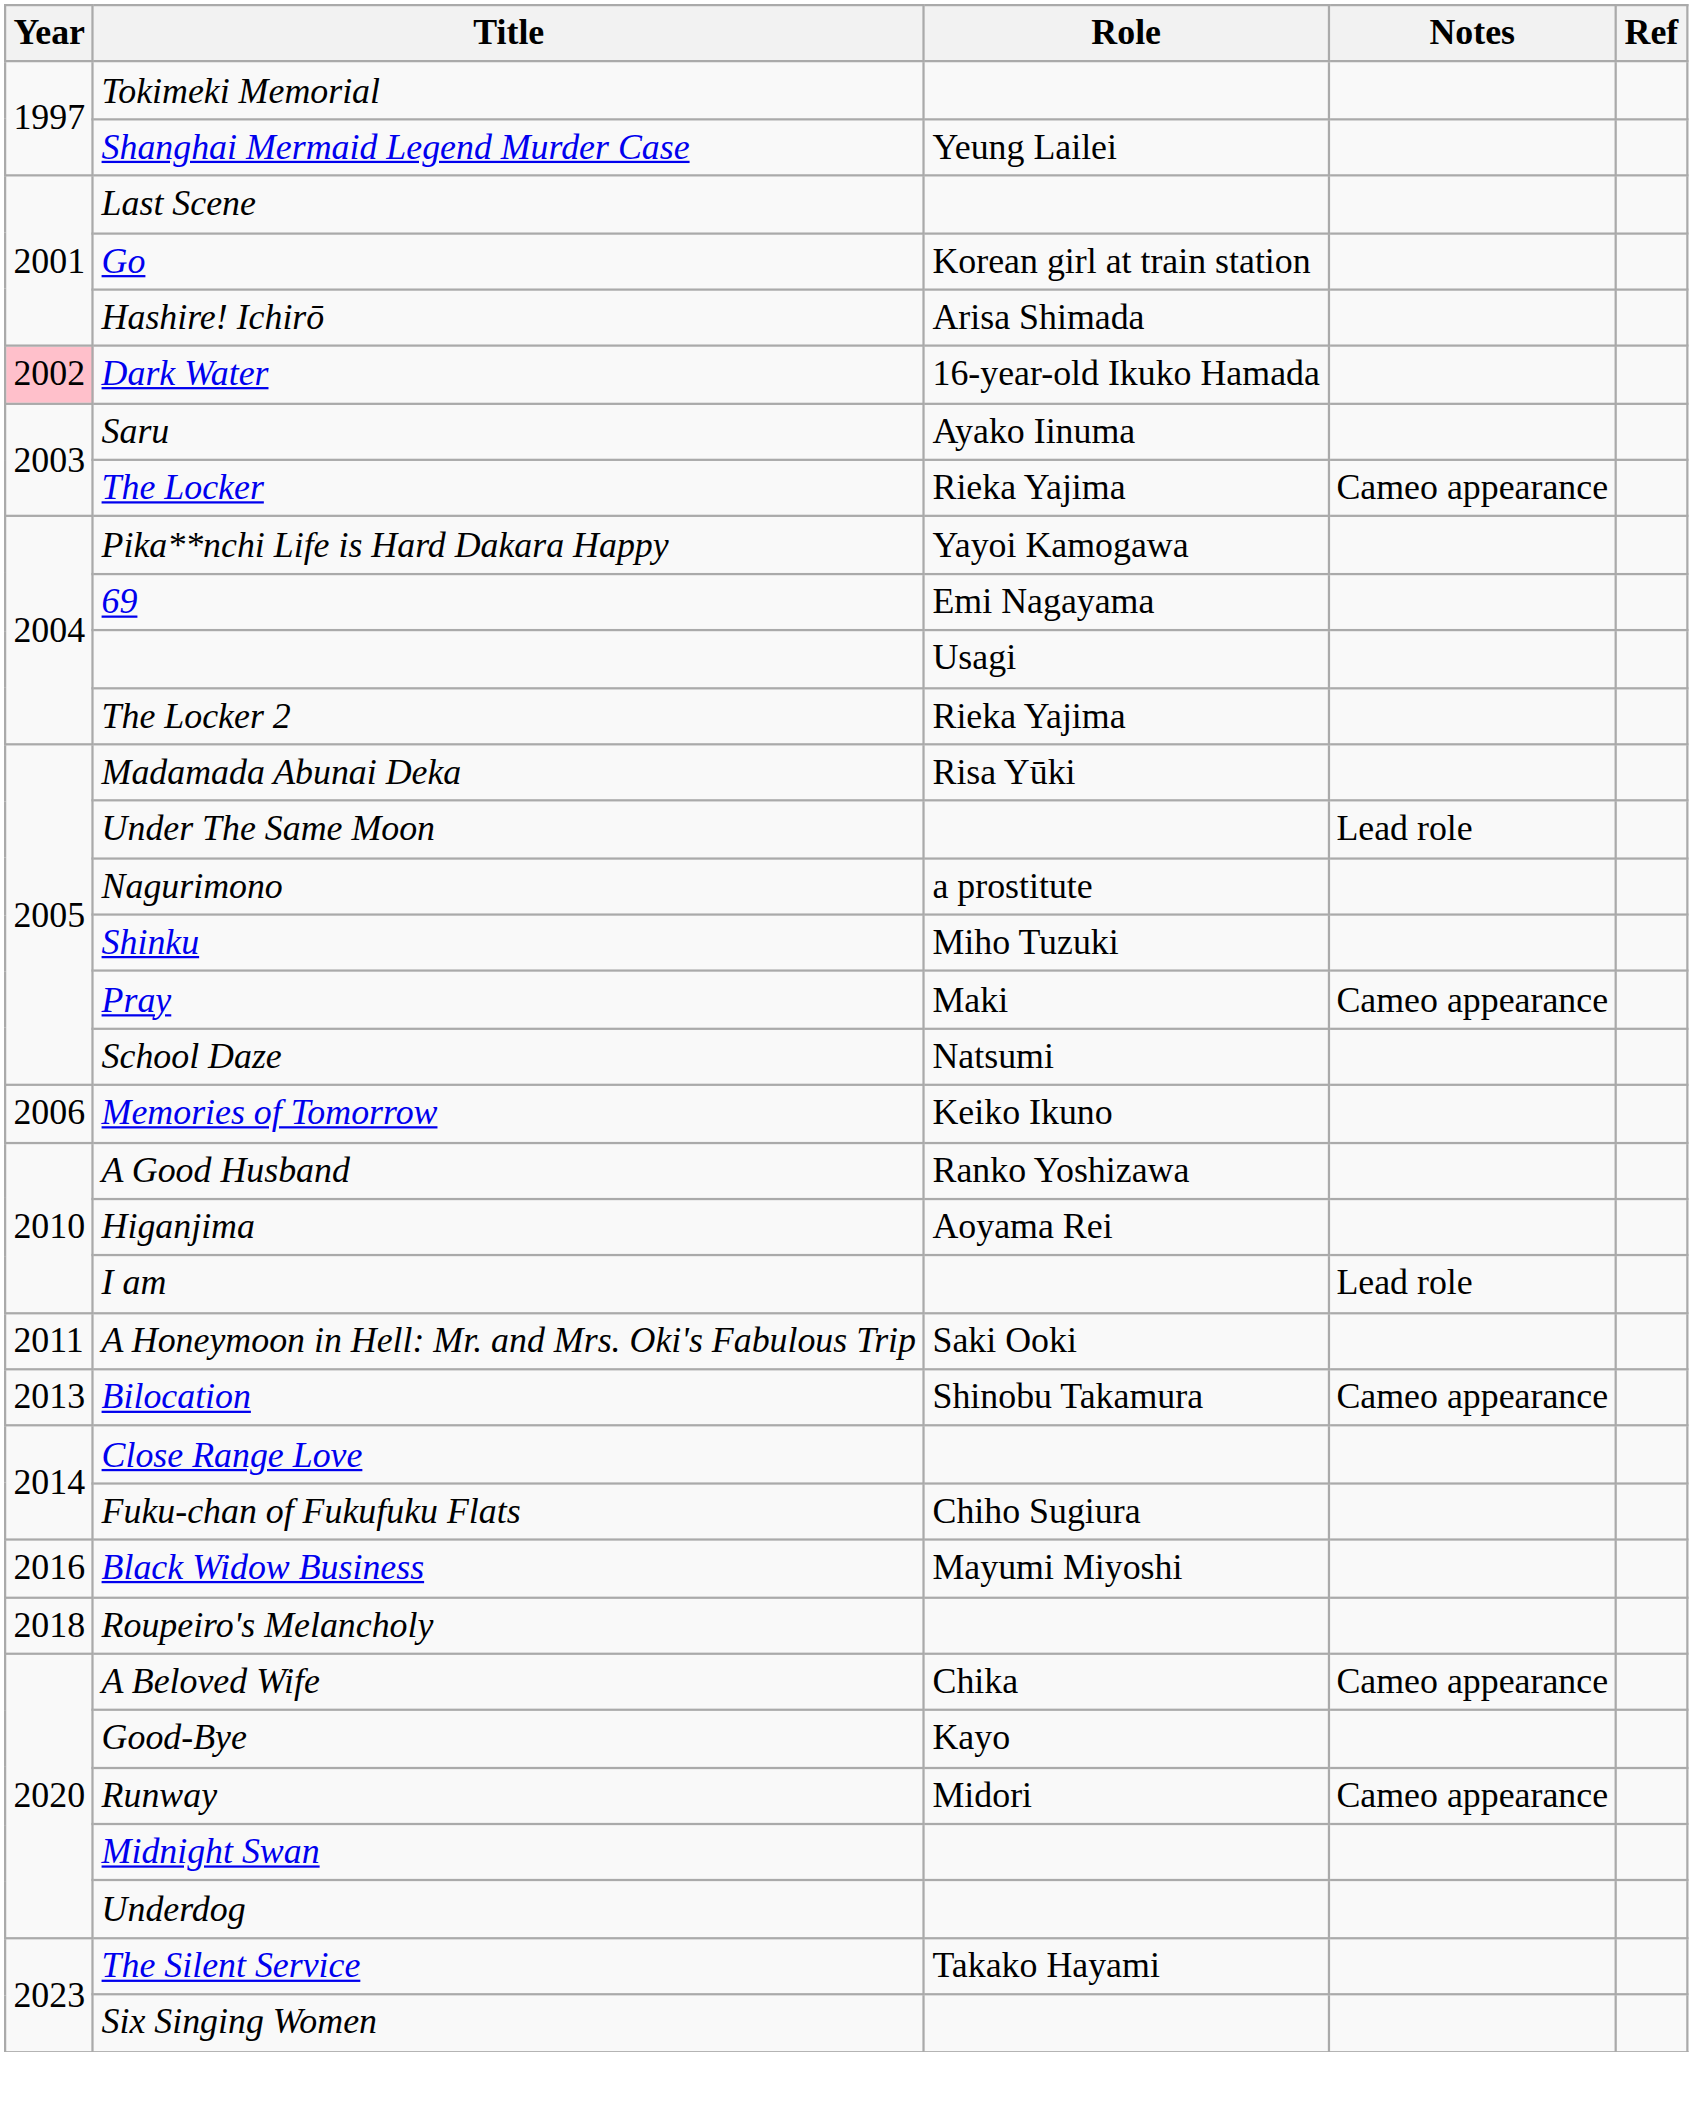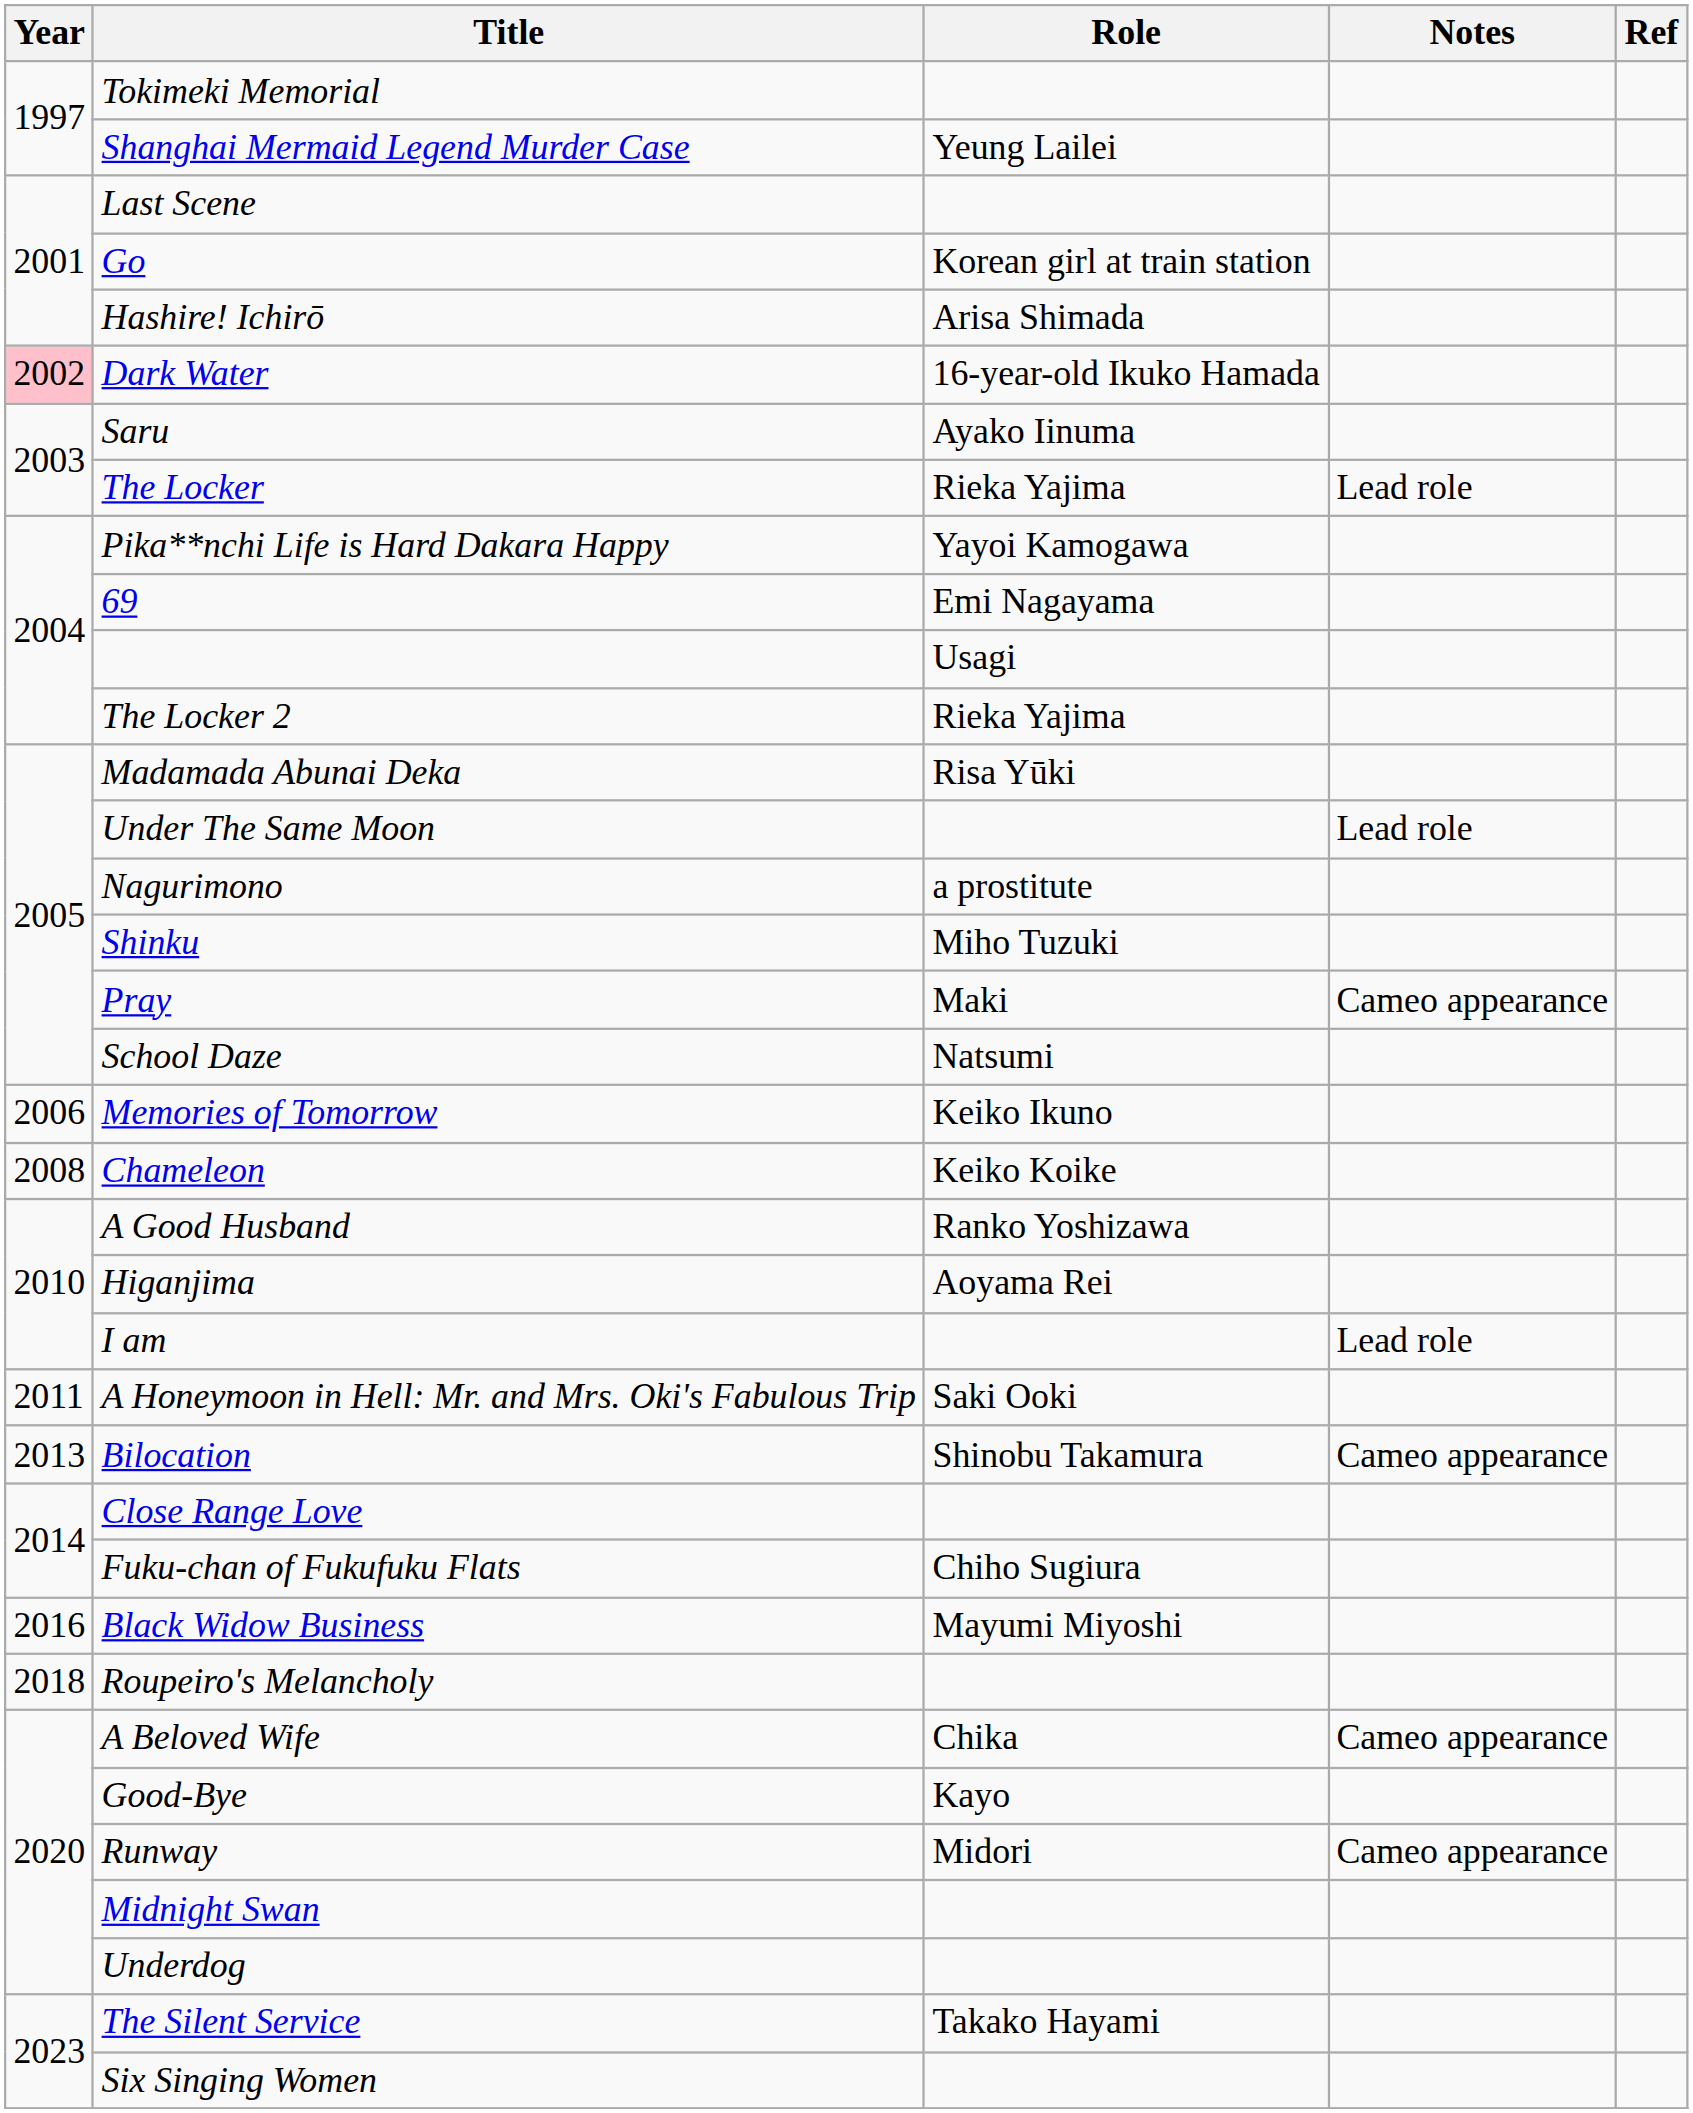(1472, 487) Cameo appearance -> (1405, 487) Lead role
+ row: (183, 1169)
